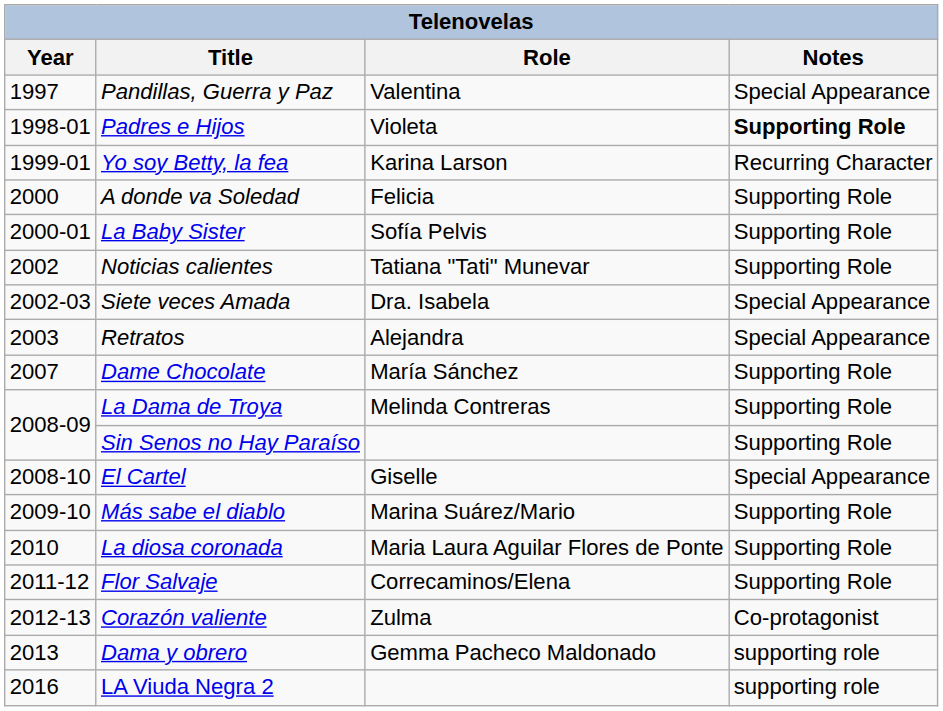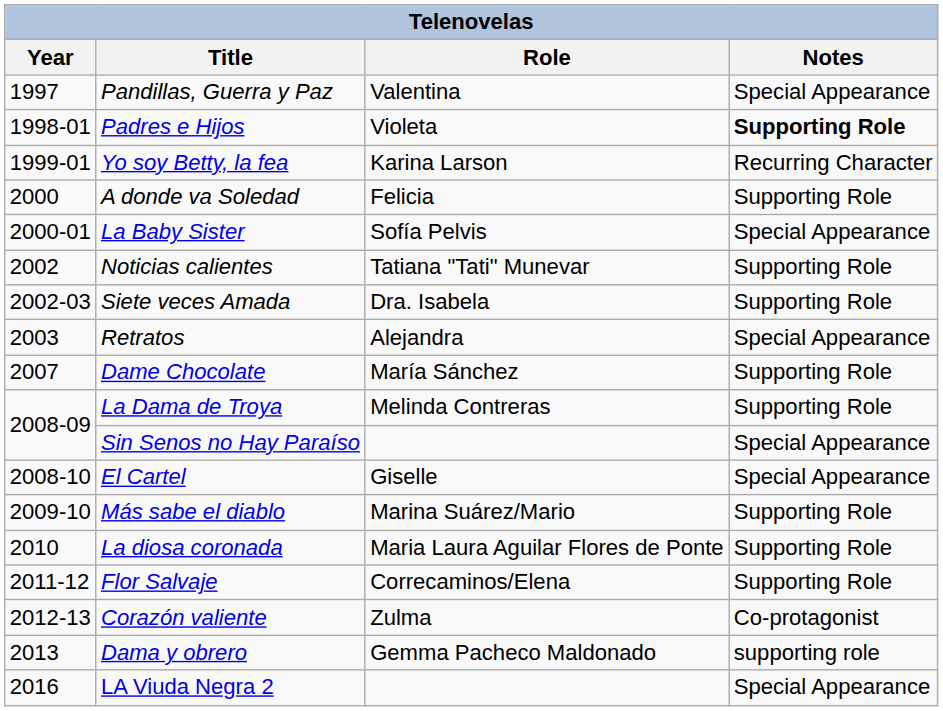(813, 232) Supporting Role -> (832, 232) Special Appearance
(832, 302) Special Appearance -> (813, 302) Supporting Role
(813, 442) Supporting Role -> (832, 442) Special Appearance
(807, 687) supporting role -> (832, 687) Special Appearance
